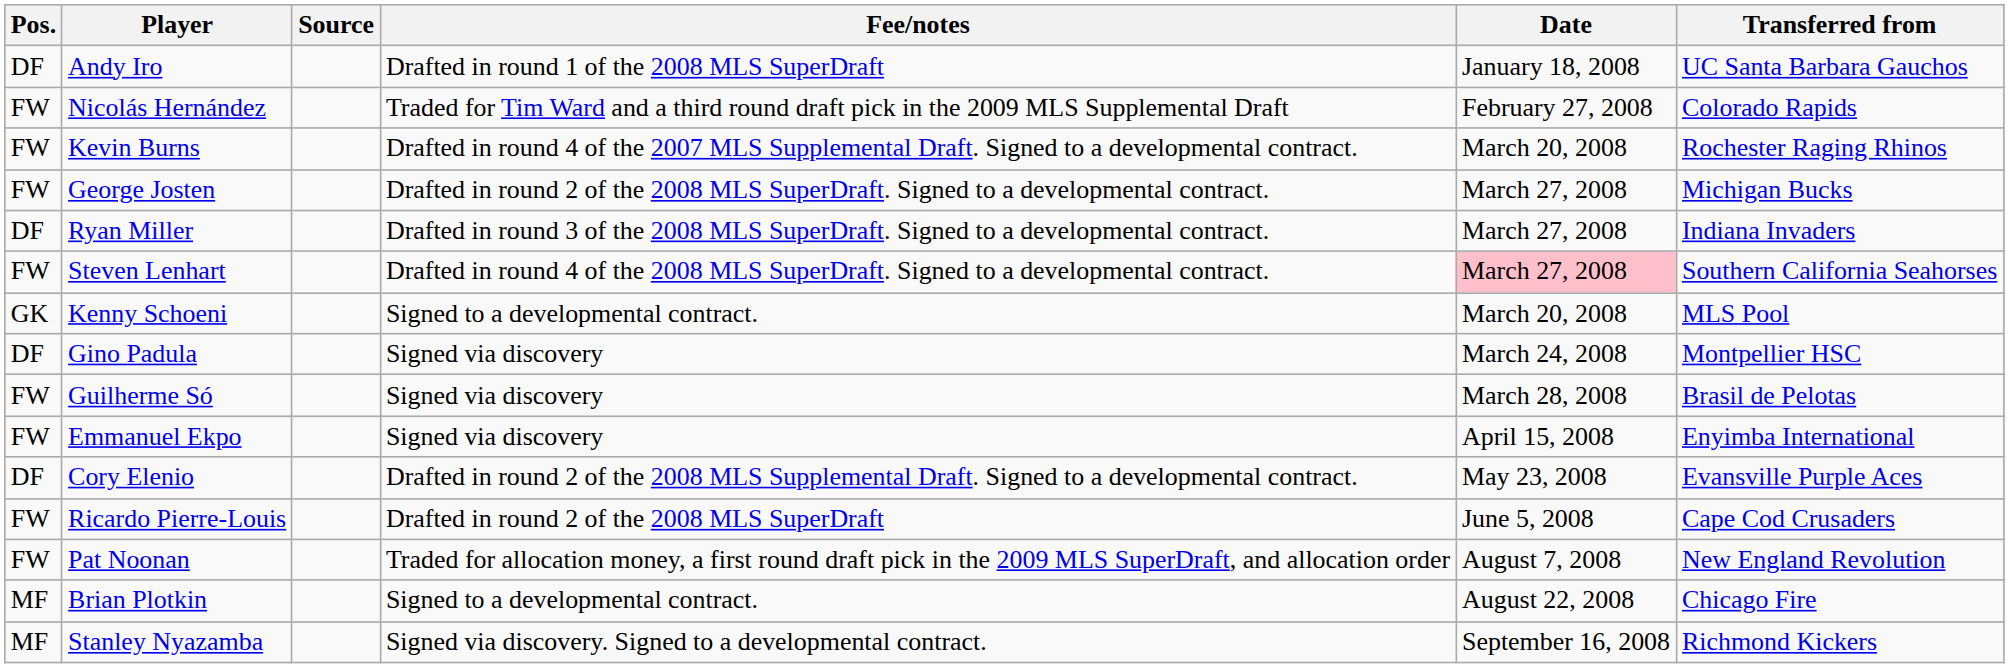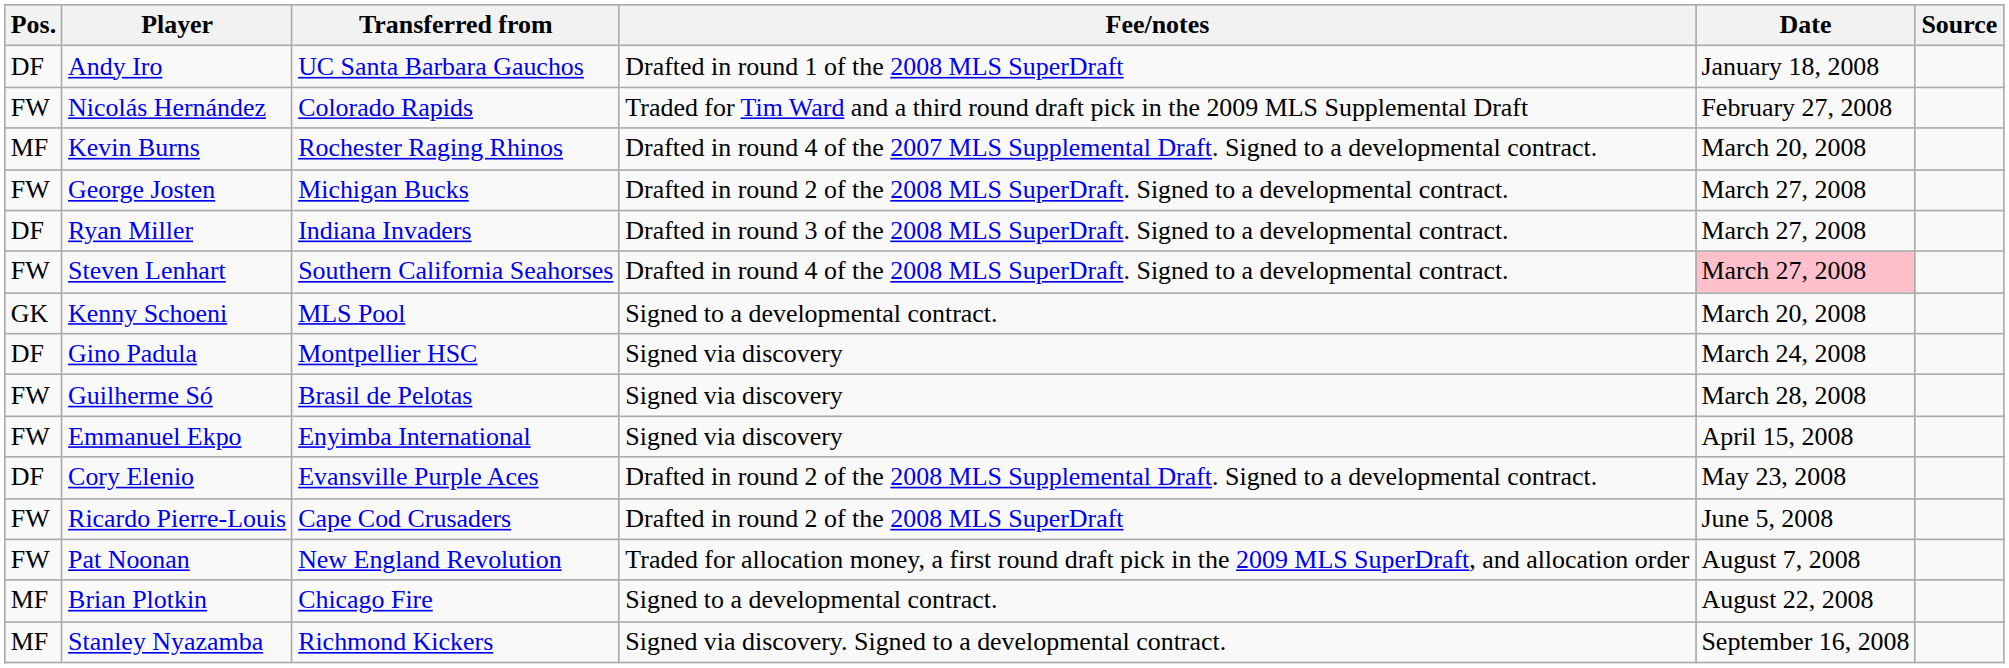columns swapped: (1840, 25) <-> (336, 25)
(30, 148) FW -> (30, 148) MF
